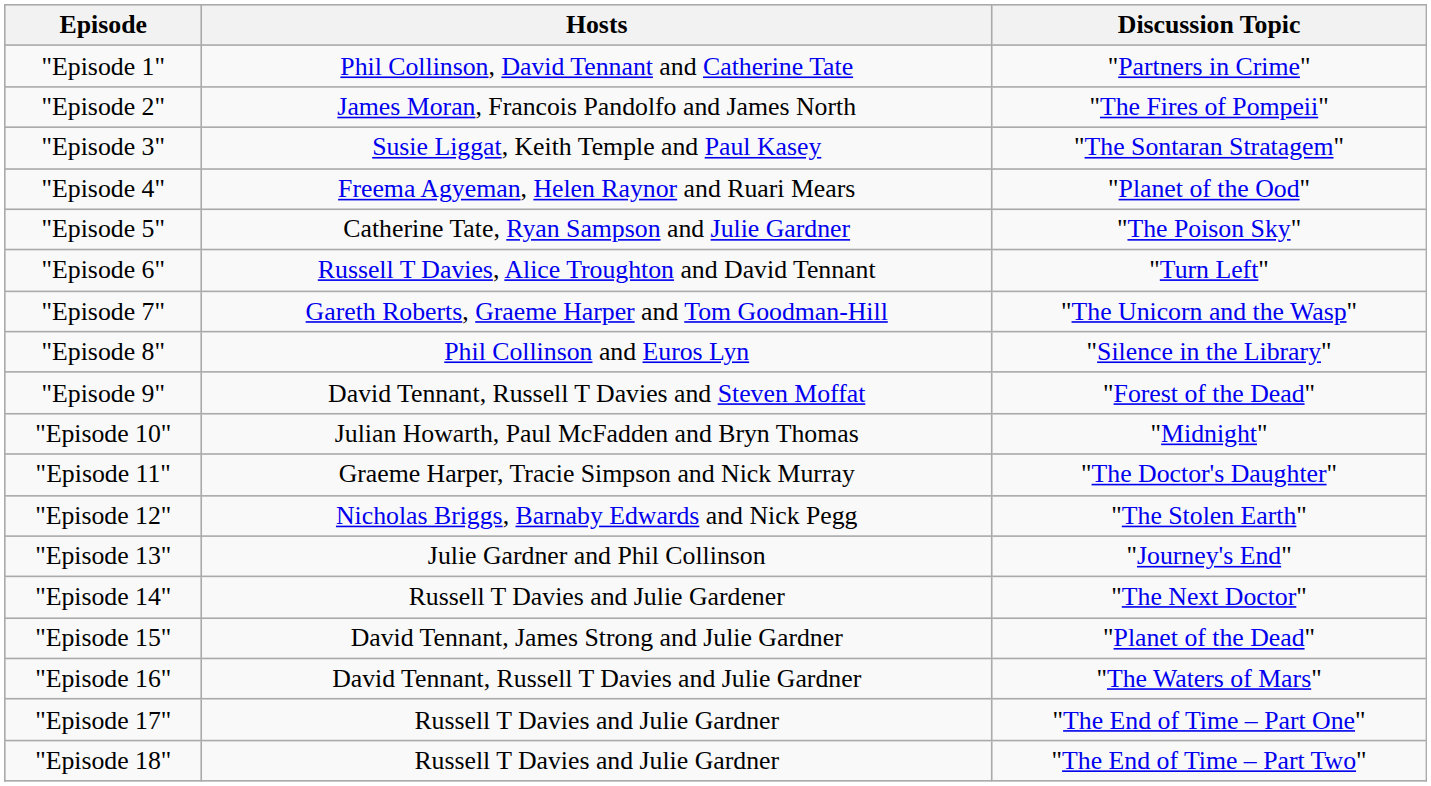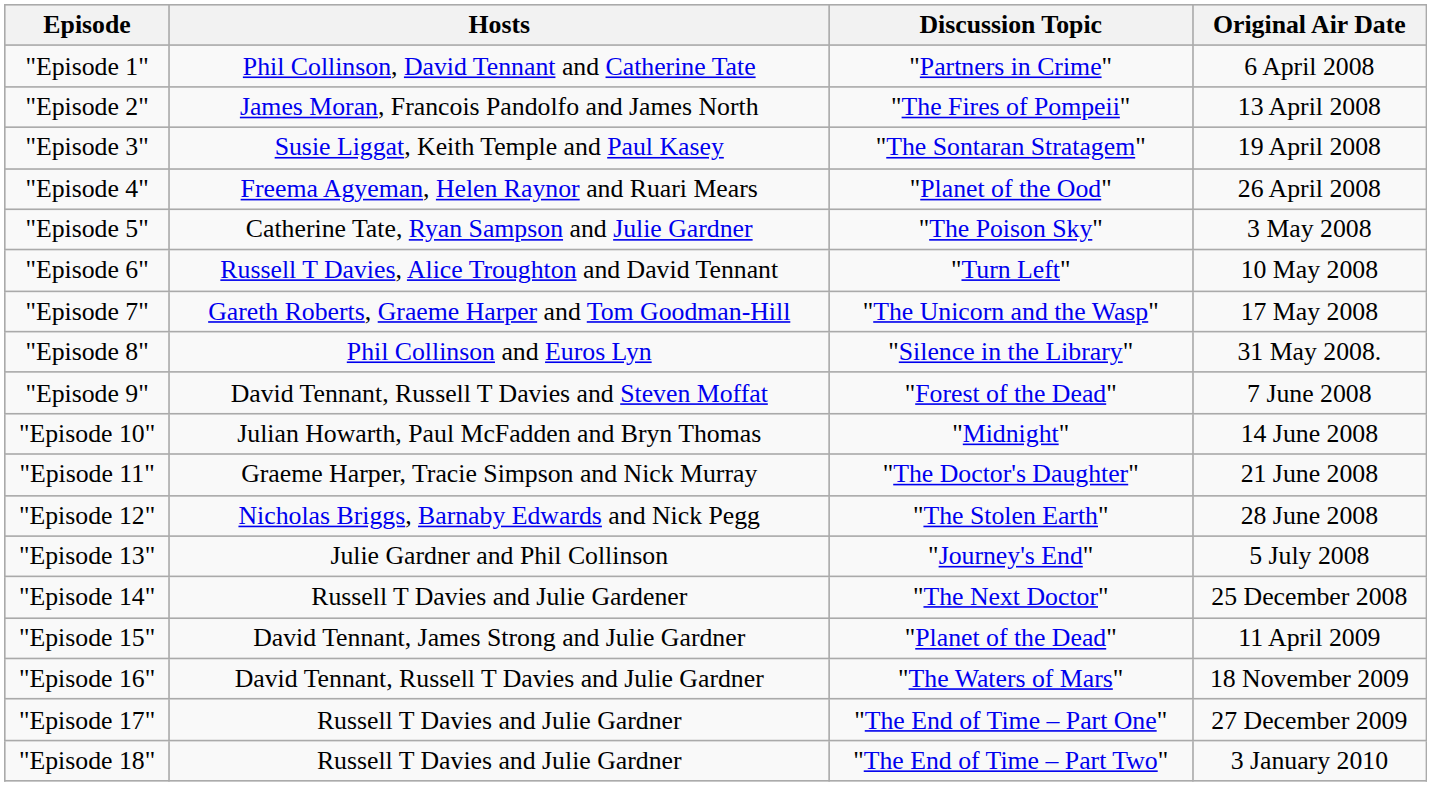+ column: (1309, 24)
